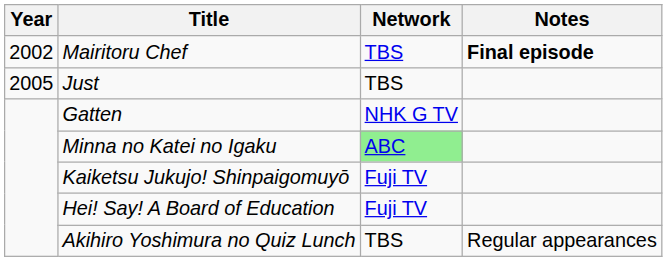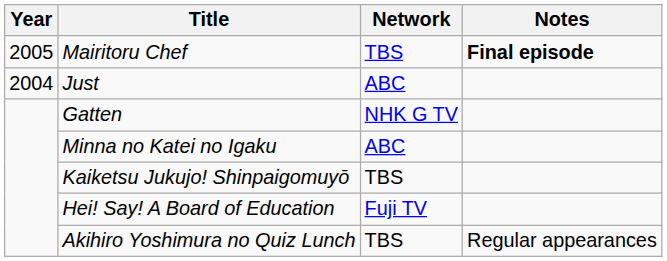(31, 51) 2002 -> (31, 51) 2005
(31, 83) 2005 -> (31, 83) 2004
(384, 83) TBS -> (385, 83) ABC
(385, 146) lightgreen background -> (385, 146) no background
(396, 177) Fuji TV -> (384, 177) TBS
